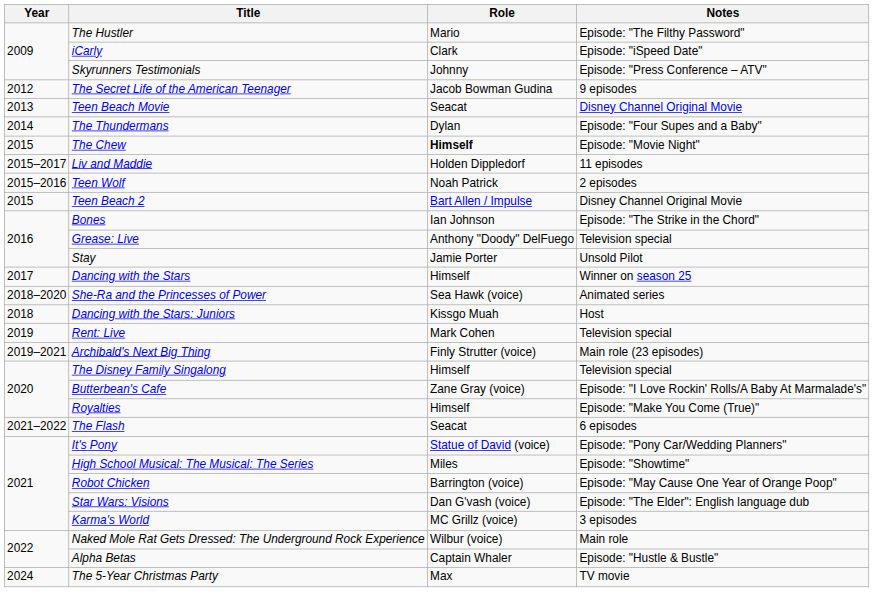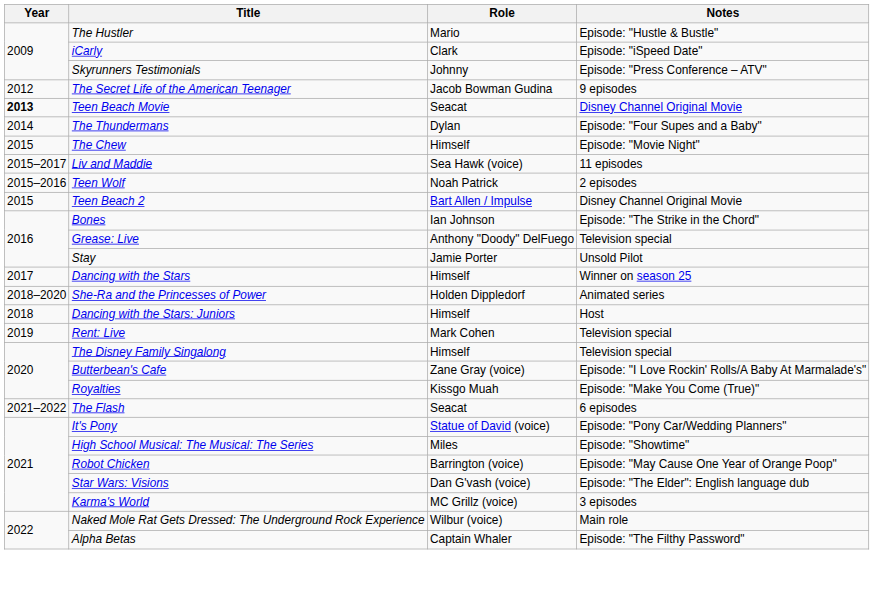(662, 32) Episode: "The Filthy Password" -> (649, 32) Episode: "Hustle & Bustle"
(20, 107) normal -> (20, 107) bold
(451, 145) bold -> (450, 145) normal
(477, 164) Holden Dippledorf -> (476, 164) Sea Hawk (voice)
(476, 295) Sea Hawk (voice) -> (477, 295) Holden Dippledorf
(464, 314) Kissgo Muah -> (450, 314) Himself
- row: (141, 351)
(450, 408) Himself -> (464, 389) Kissgo Muah
(649, 558) Episode: "Hustle & Bustle" -> (662, 539) Episode: "The Filthy Password"
- row: (145, 577)
